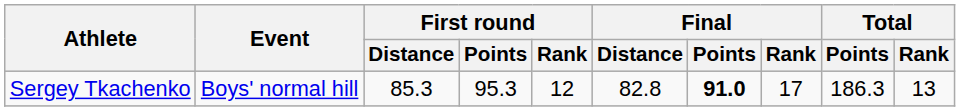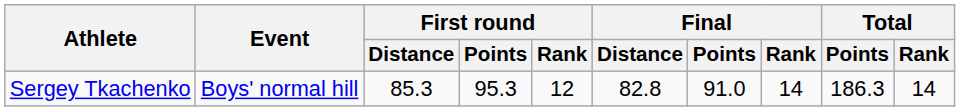(724, 89) bold -> (724, 89) normal
(791, 89) 17 -> (791, 89) 14
(924, 89) 13 -> (924, 89) 14
